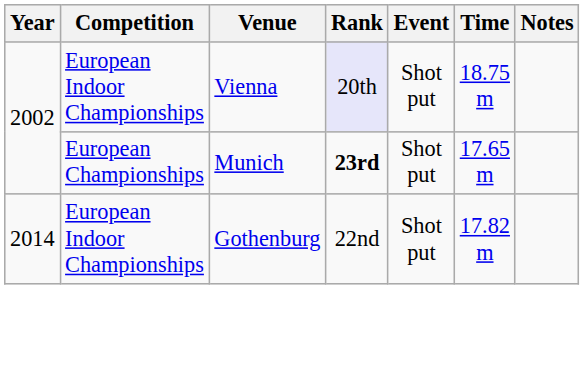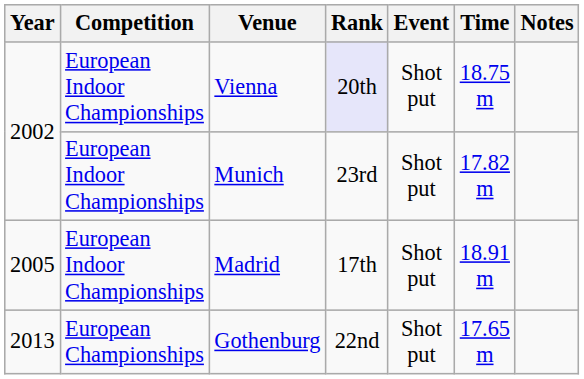(134, 162) European Championships -> (134, 175) European Indoor Championships
(357, 162) bold -> (357, 175) normal
(485, 162) 17.65 m -> (485, 175) 17.82 m
+ row: (247, 265)
(32, 239) 2014 -> (32, 341) 2013
(134, 239) European Indoor Championships -> (134, 341) European Championships
(485, 239) 17.82 m -> (485, 341) 17.65 m
